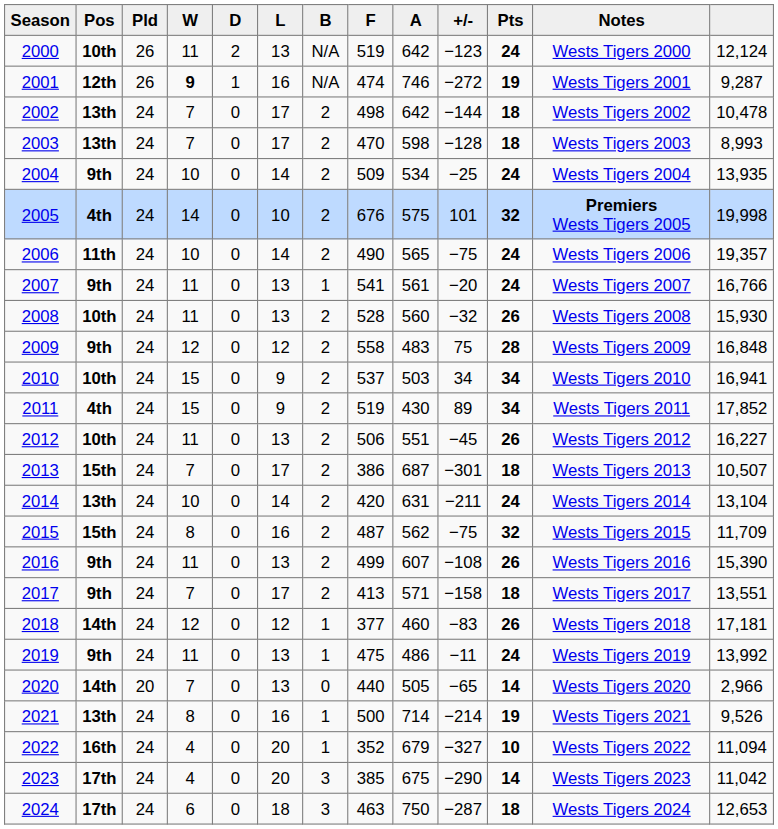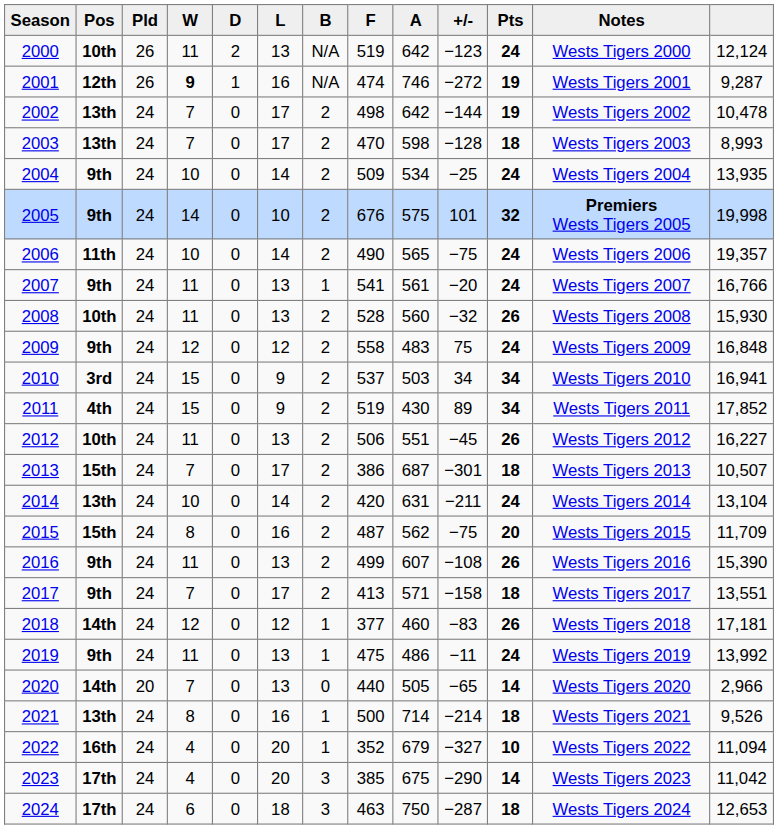(511, 112) 18 -> (511, 112) 19
(99, 214) 4th -> (99, 214) 9th
(511, 347) 28 -> (511, 347) 24
(99, 377) 10th -> (99, 377) 3rd
(511, 531) 32 -> (511, 531) 20
(511, 716) 19 -> (511, 716) 18
